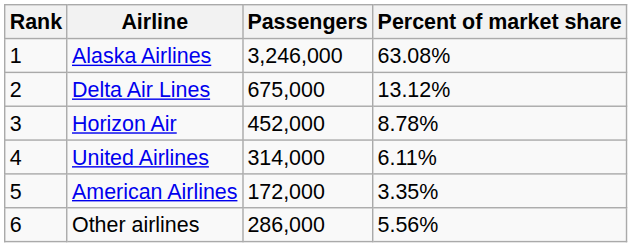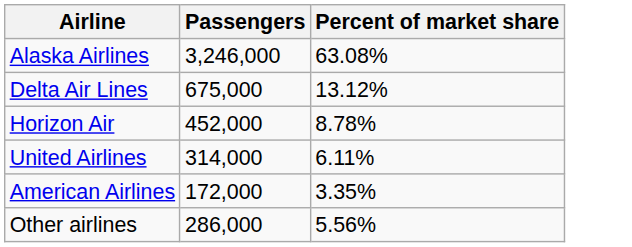- column: (36, 22)
